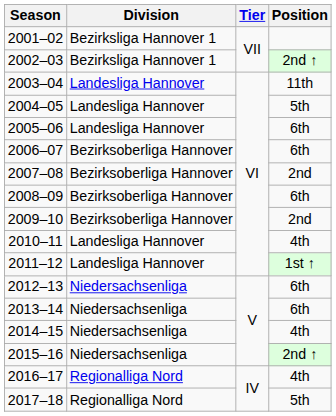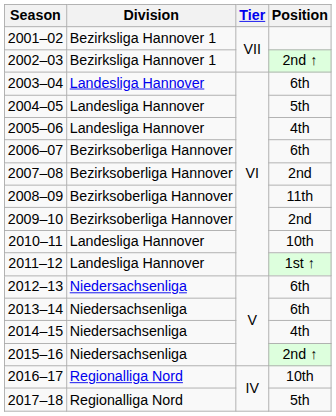(300, 83) 11th -> (300, 83) 6th
(300, 128) 6th -> (300, 128) 4th
(300, 196) 6th -> (300, 196) 11th
(300, 241) 4th -> (300, 241) 10th
(300, 377) 4th -> (300, 377) 10th
